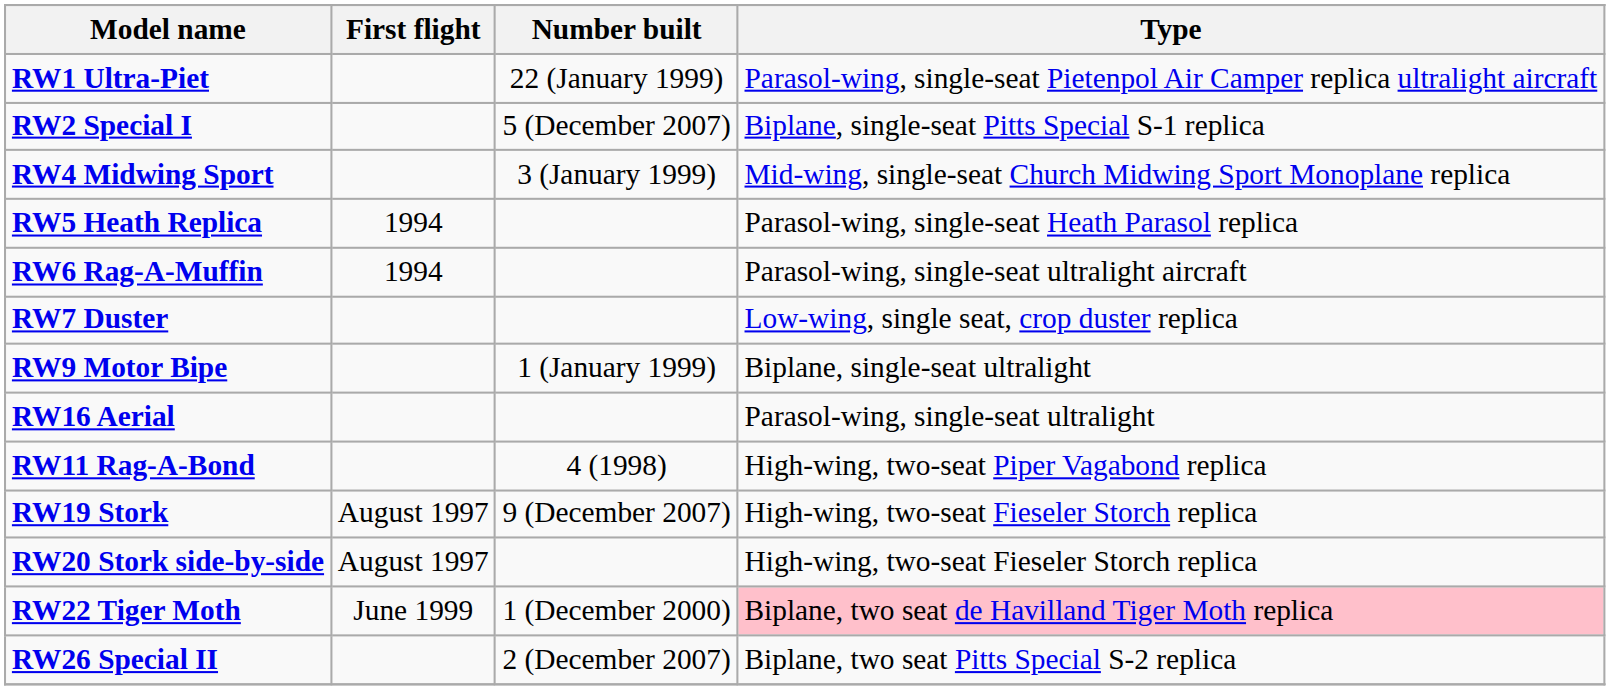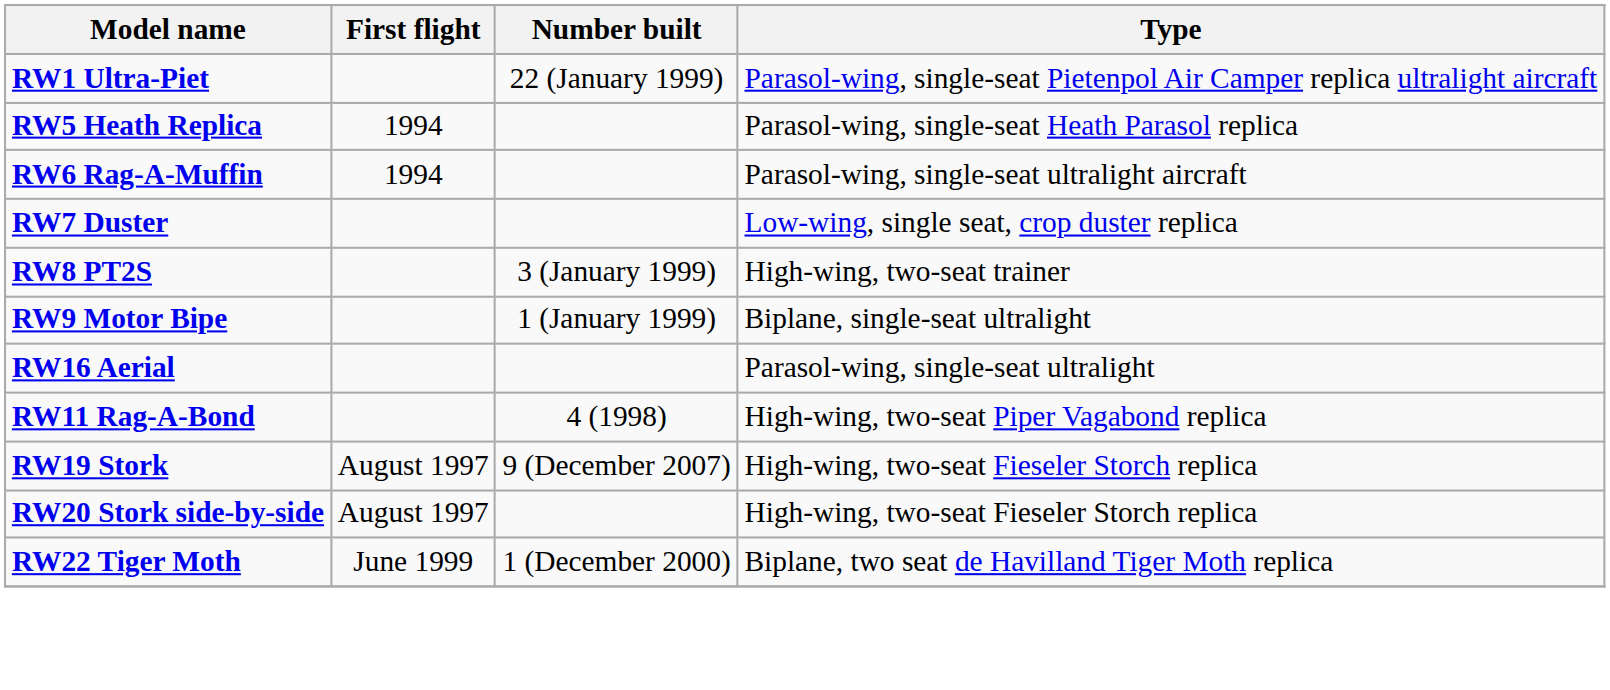- row: (102, 126)
- row: (143, 174)
+ row: (82, 271)
(1039, 610) pink background -> (1039, 562) no background
- row: (115, 658)
